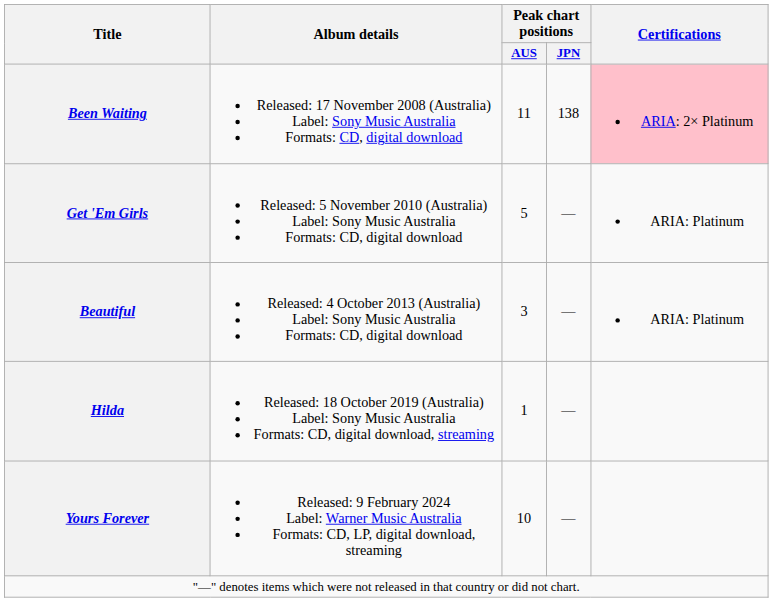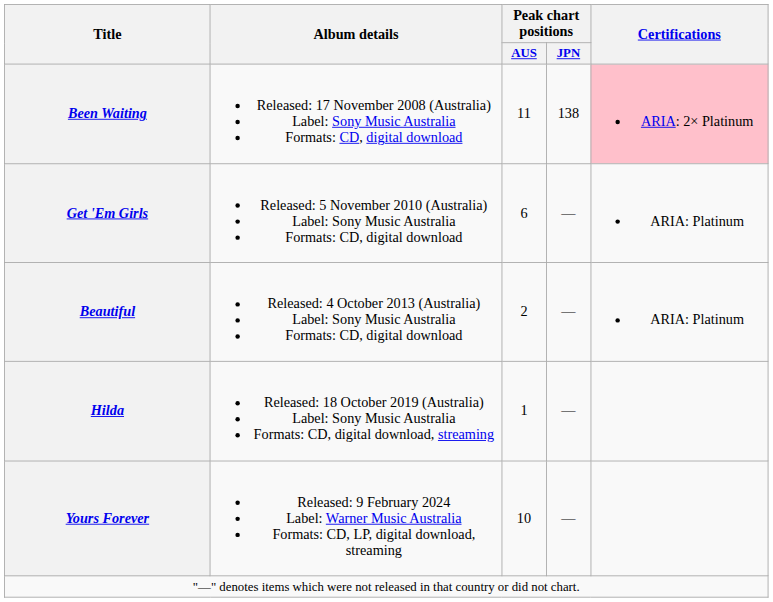(524, 212) 5 -> (524, 212) 6
(524, 312) 3 -> (524, 312) 2
